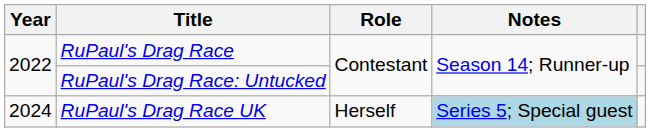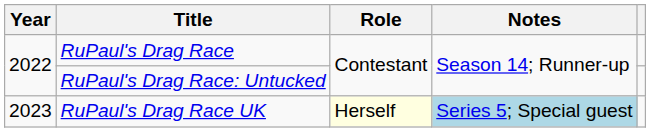(30, 111) 2024 -> (30, 111) 2023
(365, 111) no background -> (365, 111) lightyellow background
